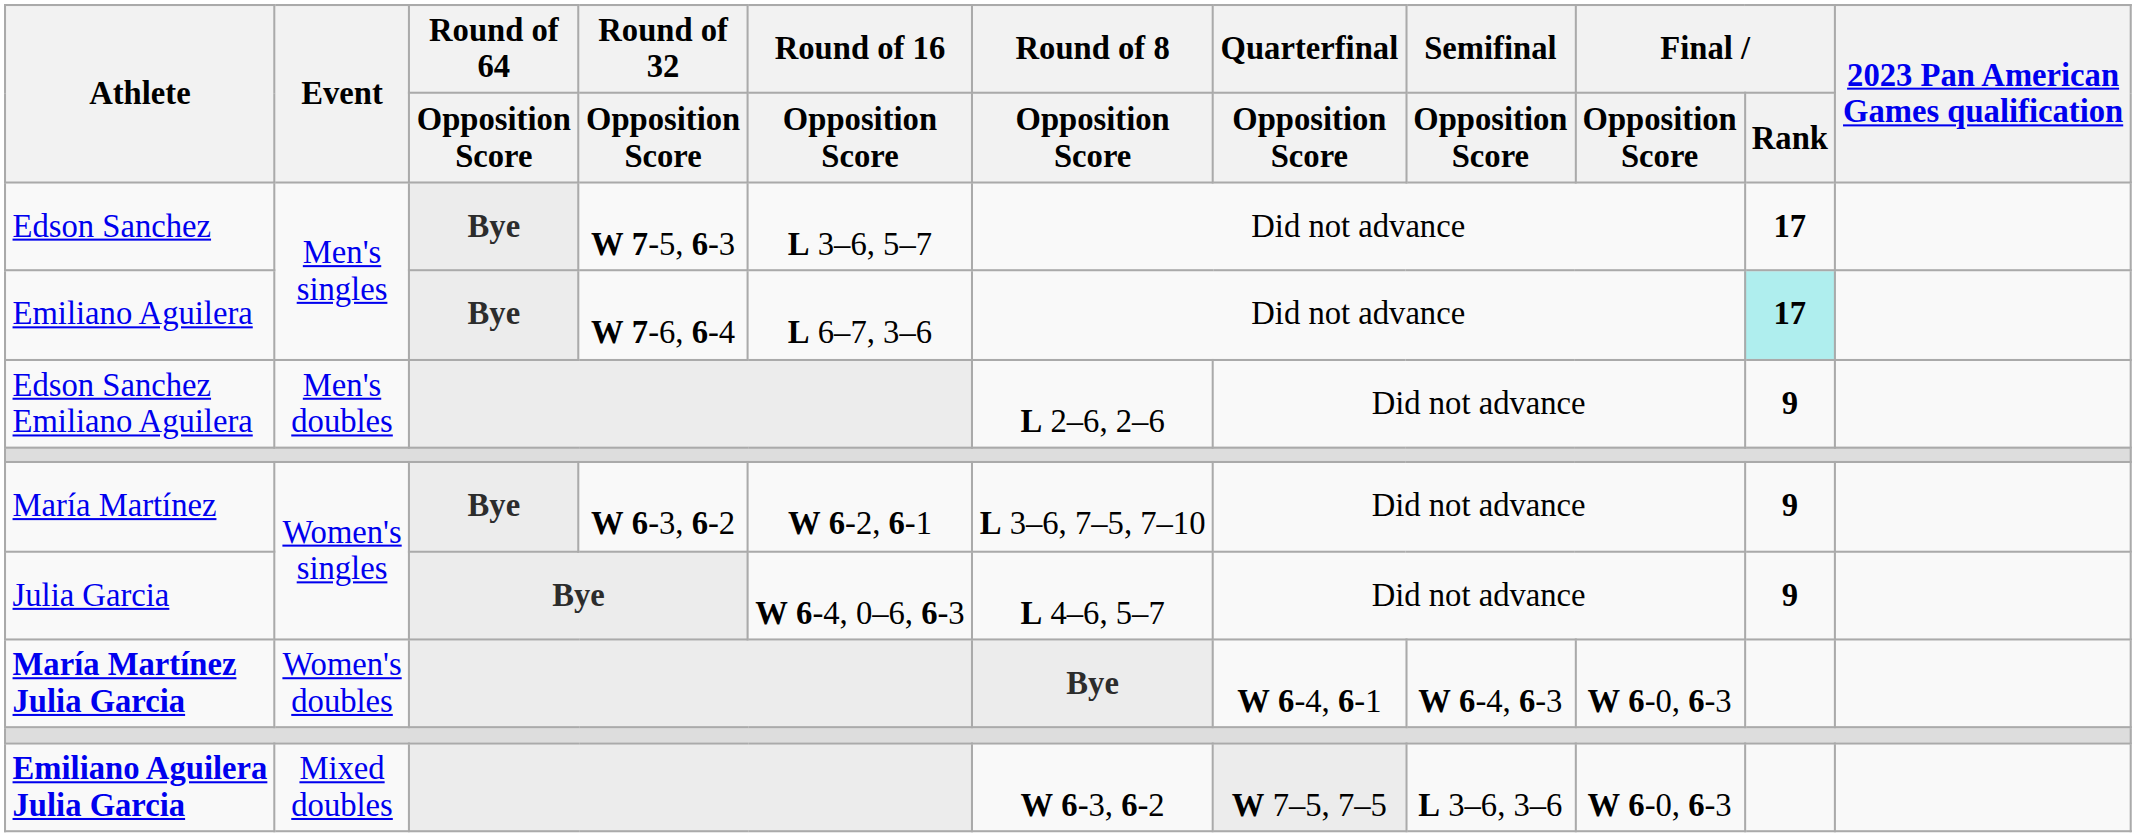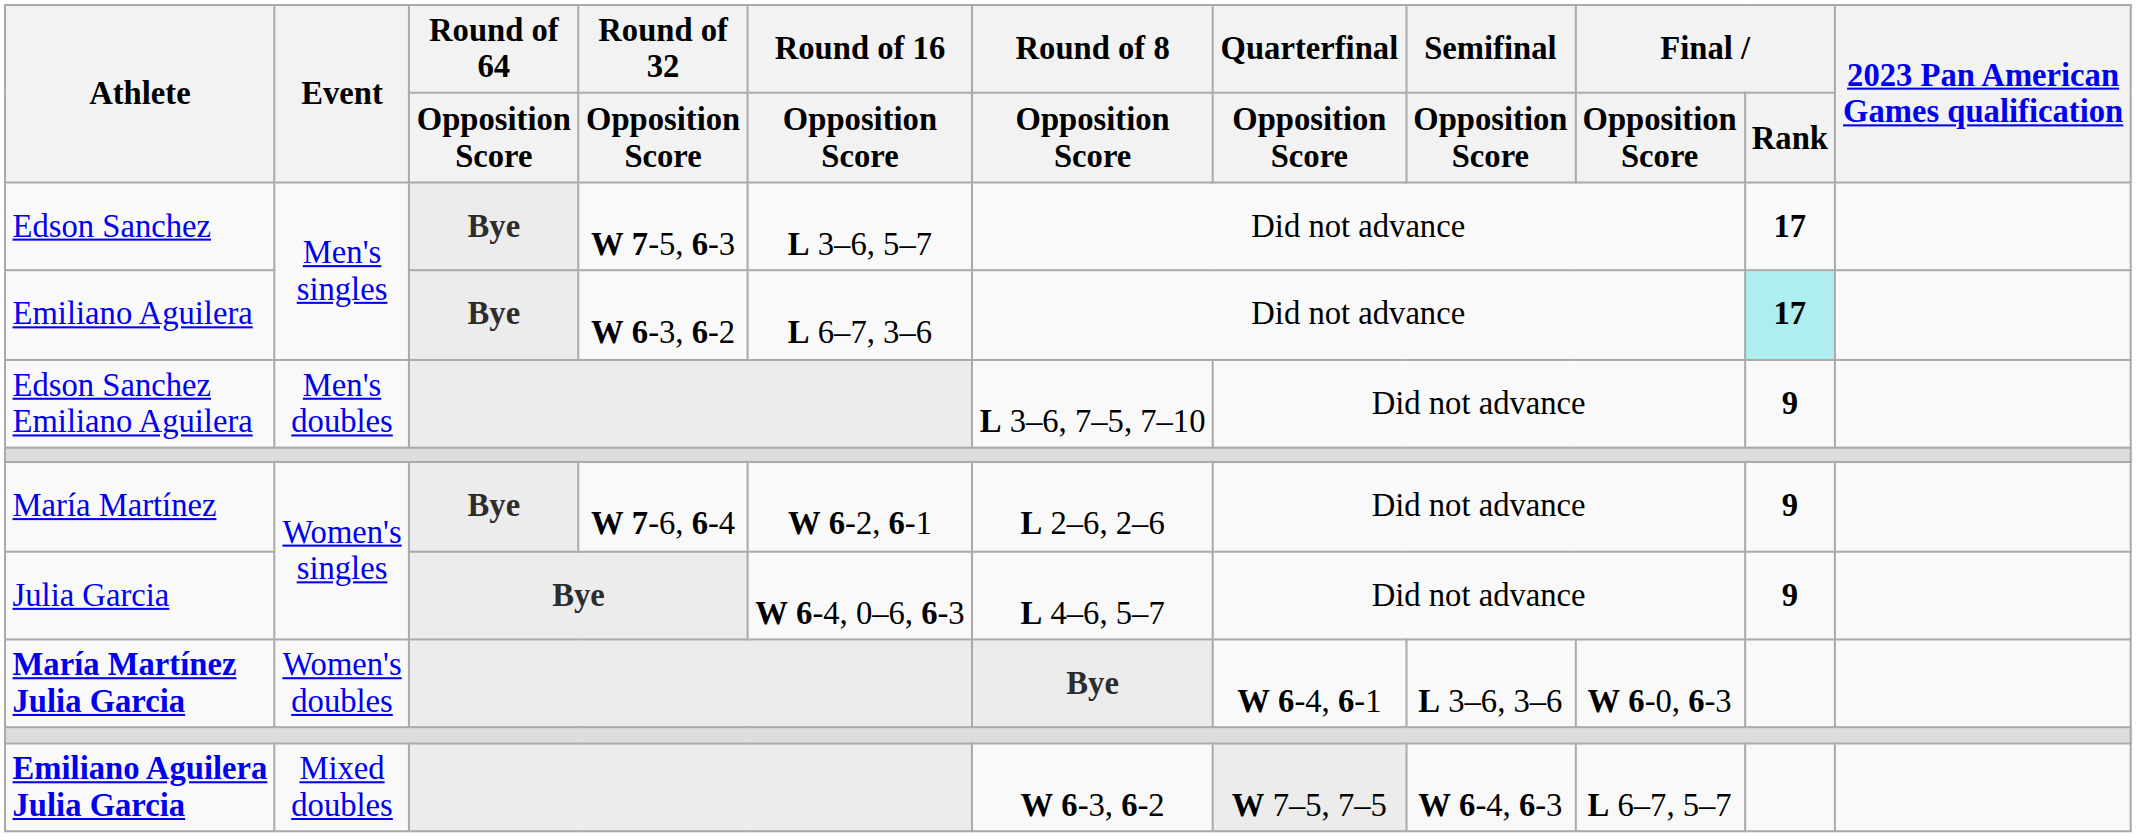(663, 332) W 7-6, 6-4 -> (663, 332) W 6-3, 6-2
(1093, 421) L 2–6, 2–6 -> (1093, 421) L 3–6, 7–5, 7–10
(663, 524) W 6-3, 6-2 -> (663, 524) W 7-6, 6-4
(1093, 524) L 3–6, 7–5, 7–10 -> (1093, 524) L 2–6, 2–6
(1490, 701) W 6-4, 6-3 -> (1490, 701) L 3–6, 3–6
(1490, 805) L 3–6, 3–6 -> (1490, 805) W 6-4, 6-3
(1660, 805) W 6-0, 6-3 -> (1660, 805) L 6–7, 5–7
